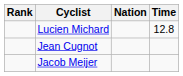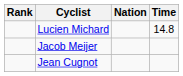(164, 29) 12.8 -> (164, 29) 14.8
rows swapped: (67, 63) <-> (67, 46)
